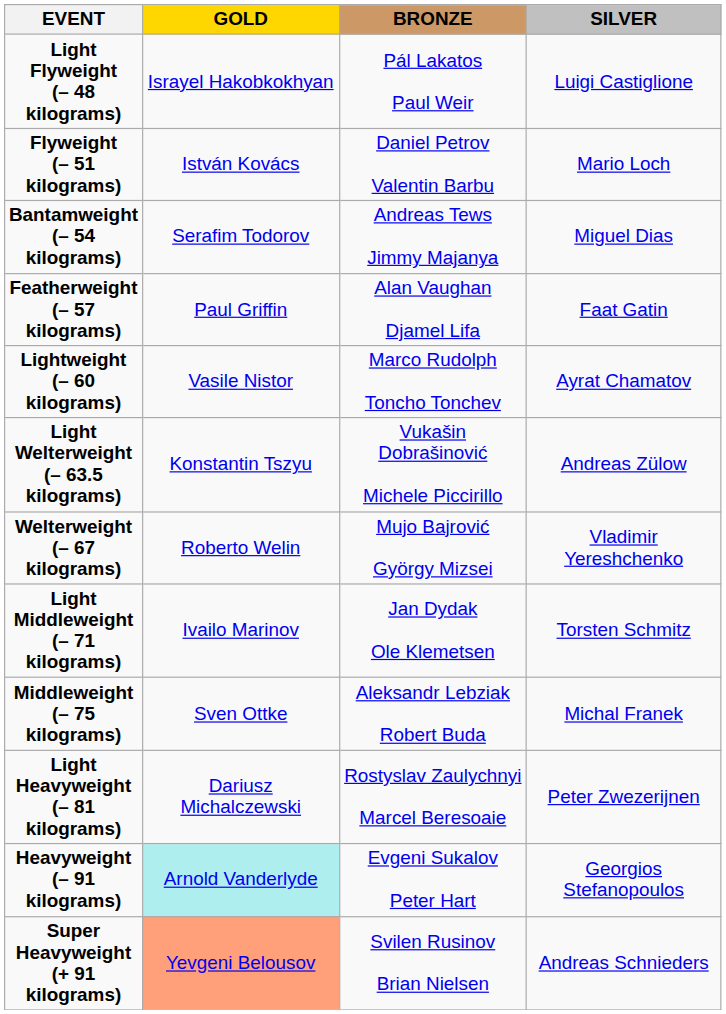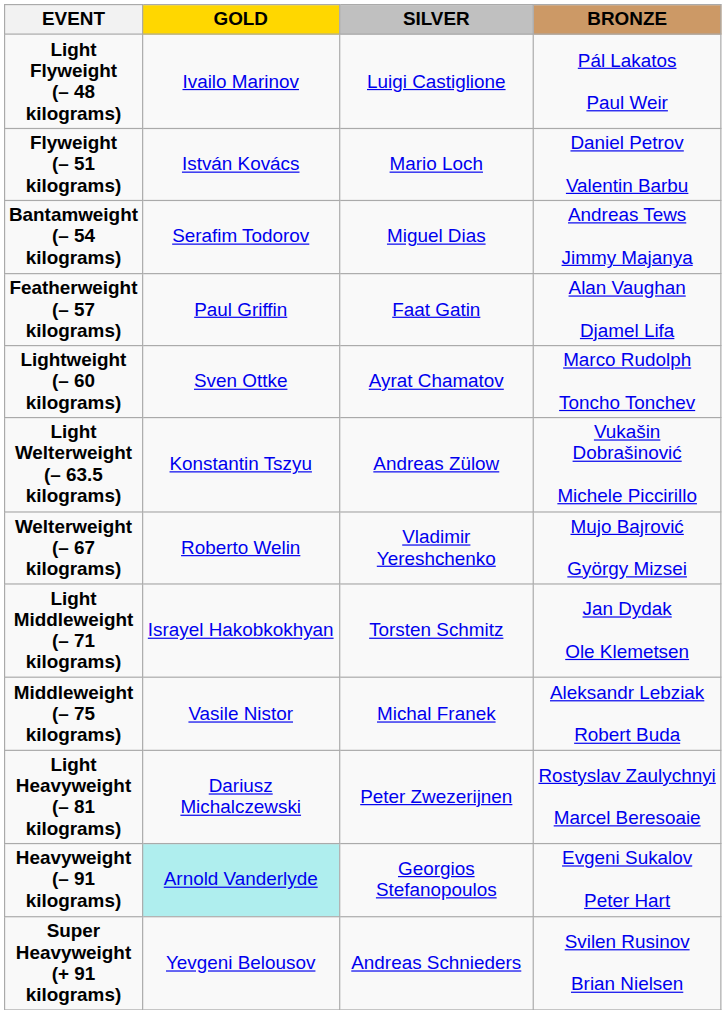columns swapped: (624, 19) <-> (433, 19)
(241, 81) Israyel Hakobkokhyan -> (241, 81) Ivailo Marinov
(241, 381) Vasile Nistor -> (241, 381) Sven Ottke
(241, 630) Ivailo Marinov -> (241, 630) Israyel Hakobkokhyan
(241, 713) Sven Ottke -> (241, 713) Vasile Nistor
(241, 962) lightsalmon background -> (241, 962) no background
